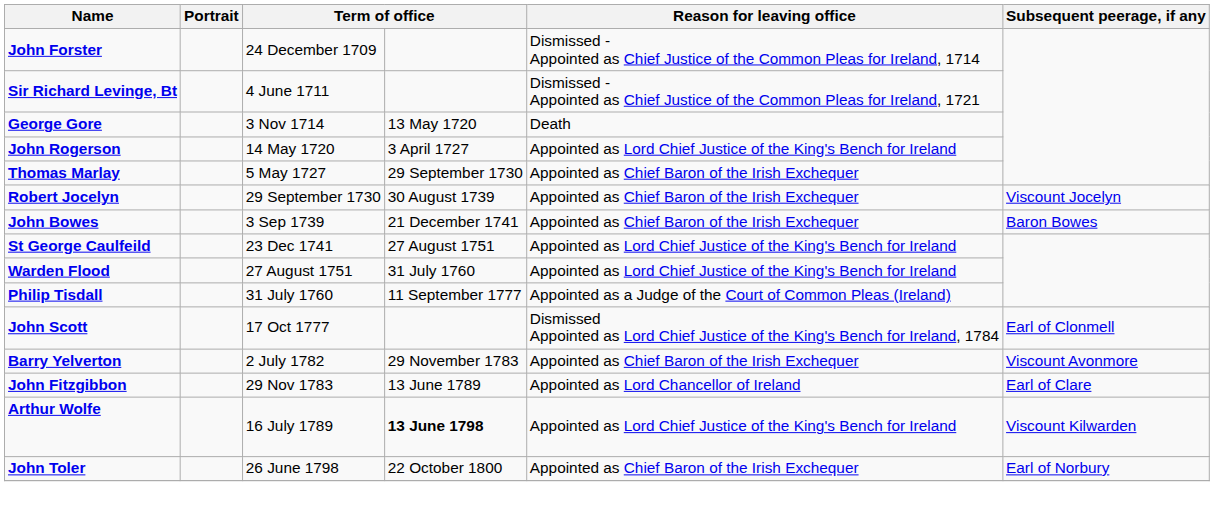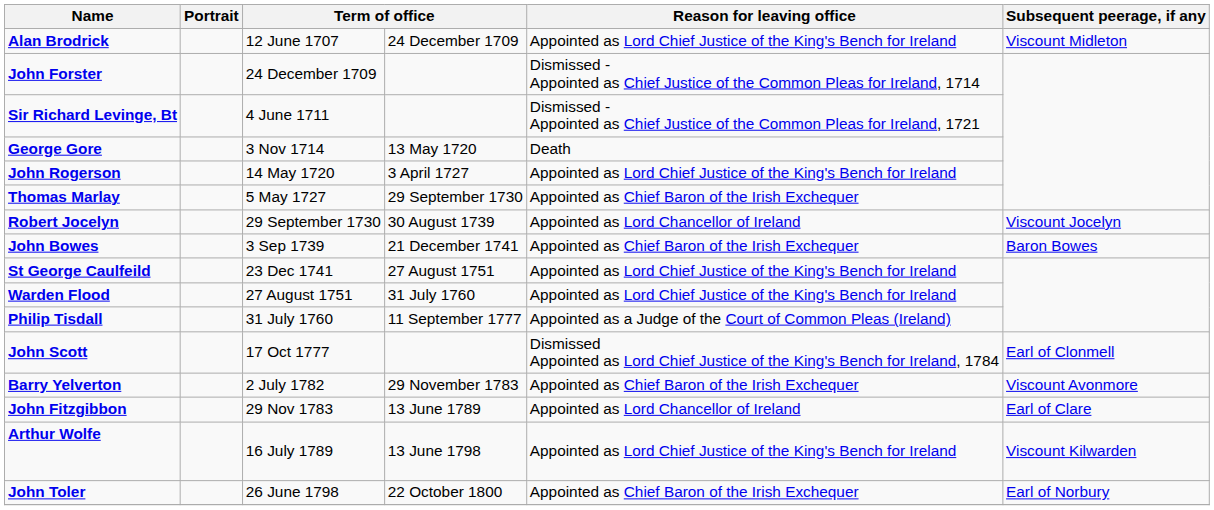+ row: (58, 41)
(694, 197) Appointed as Chief Baron of the Irish Exchequer -> (665, 221) Appointed as Lord Chancellor of Ireland
(436, 426) bold -> (434, 451) normal
